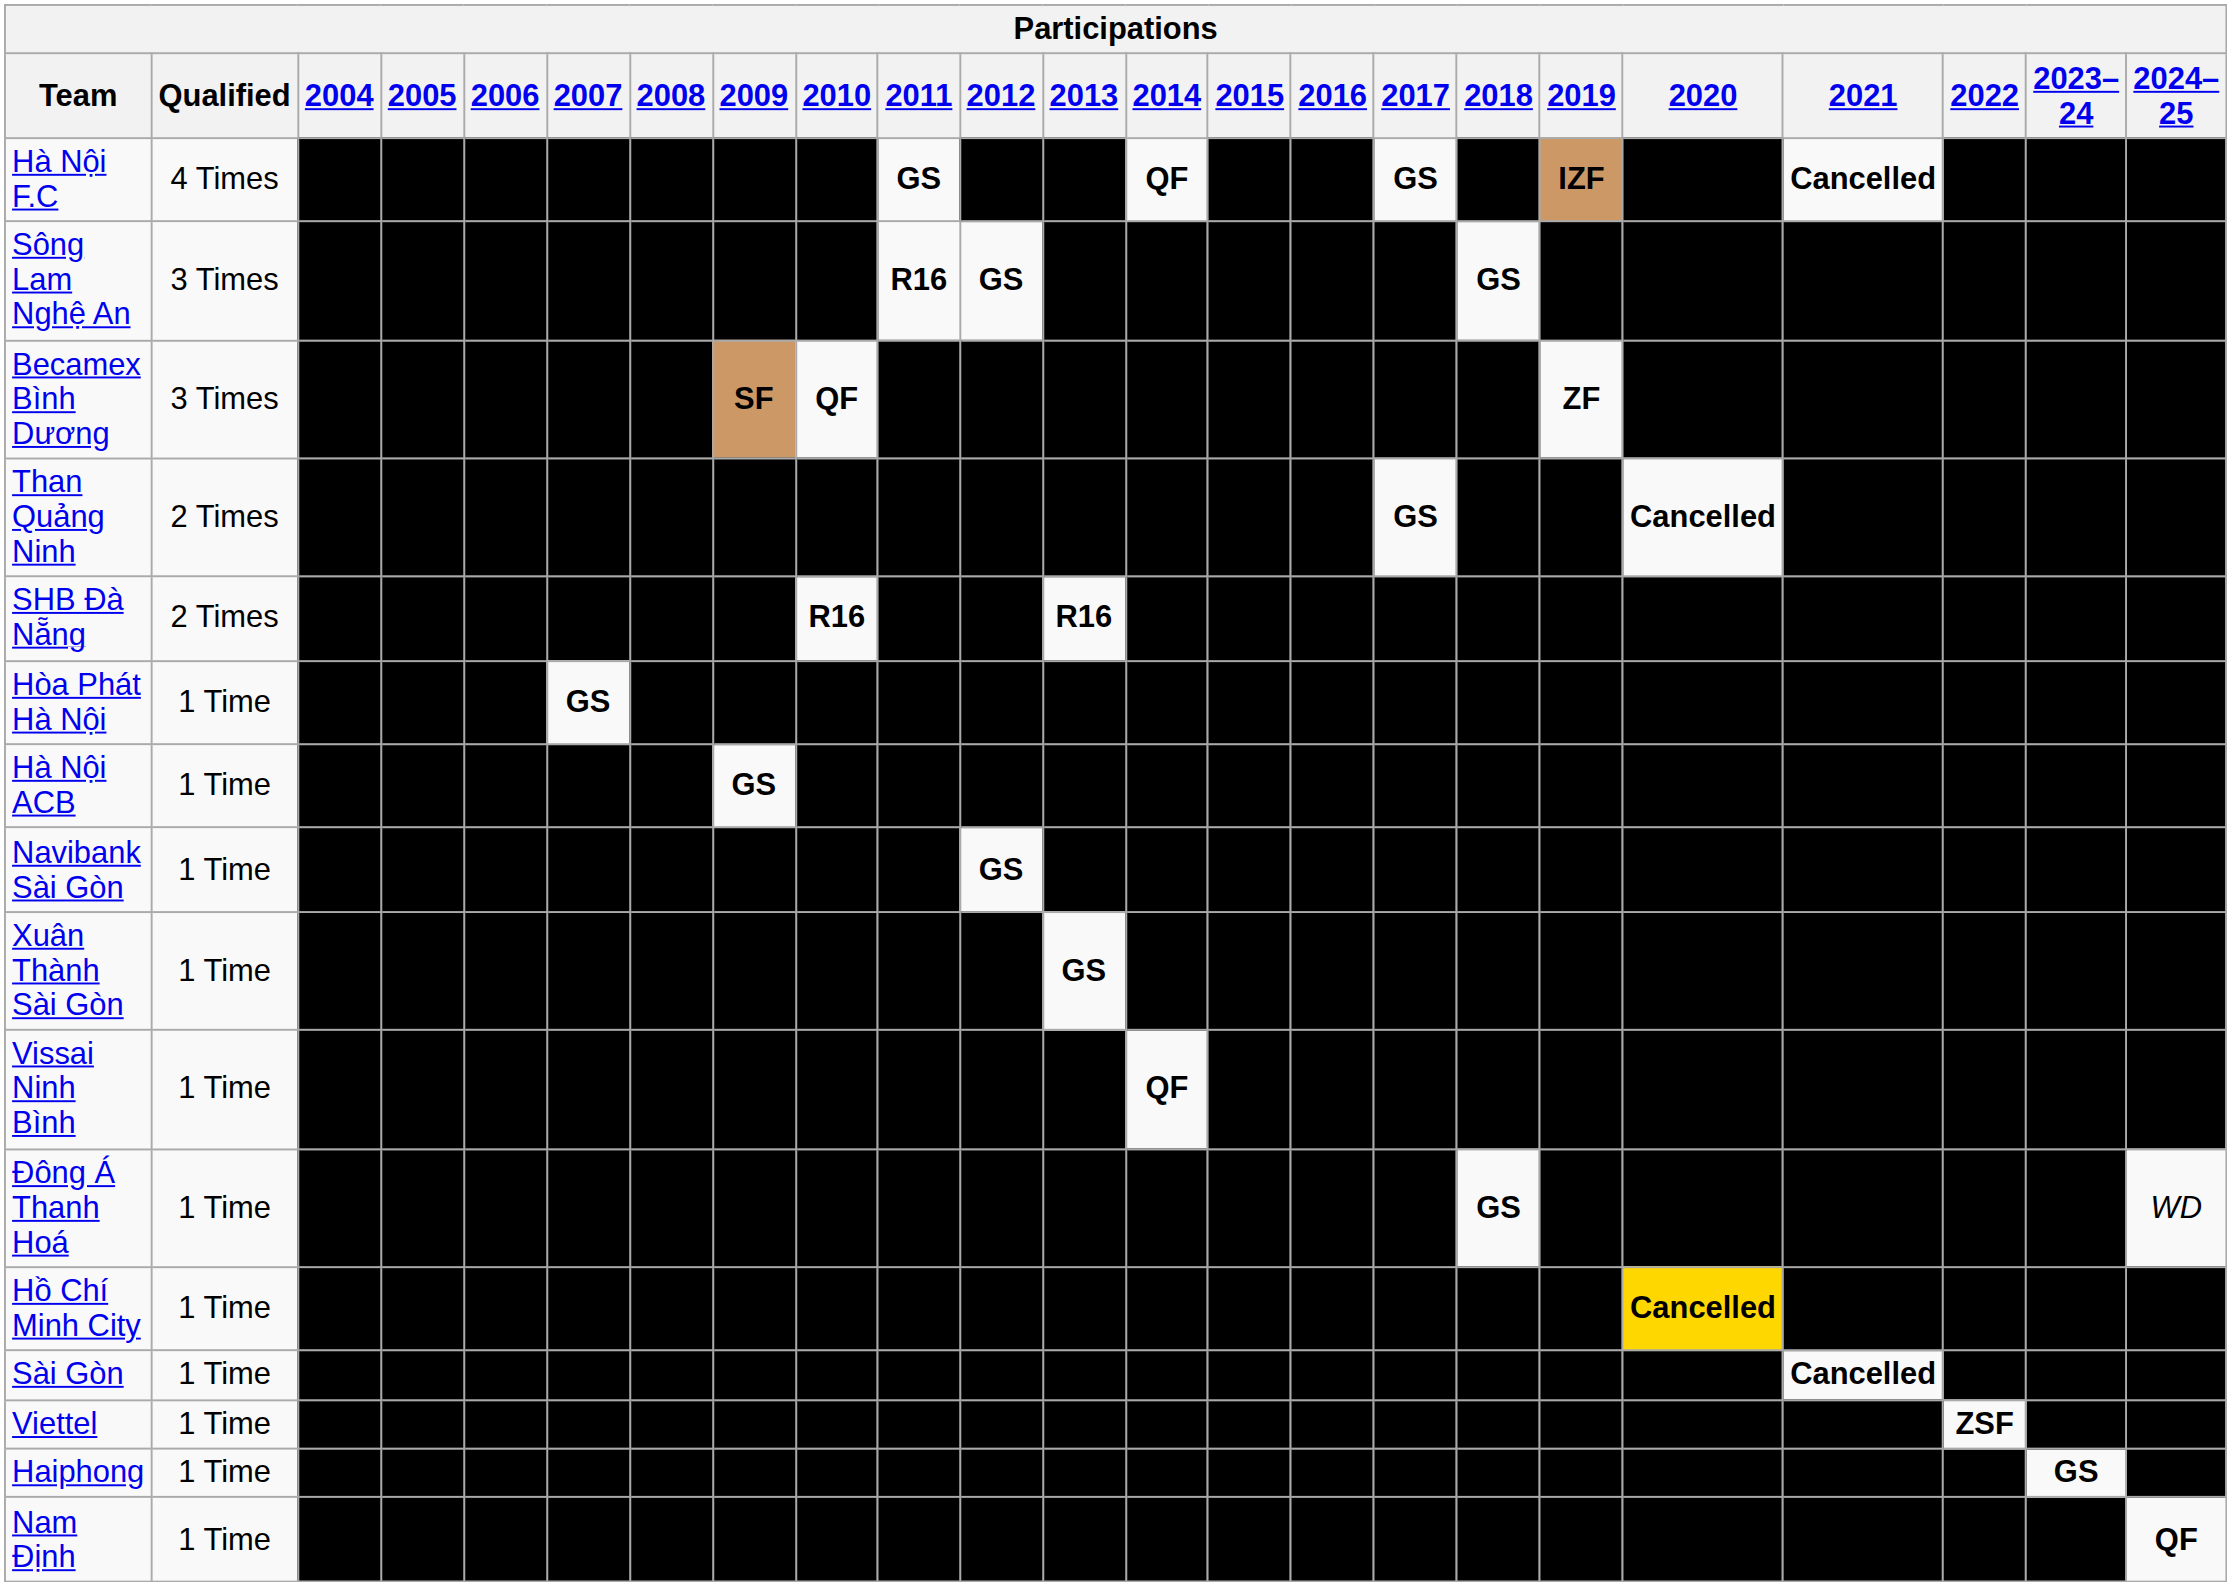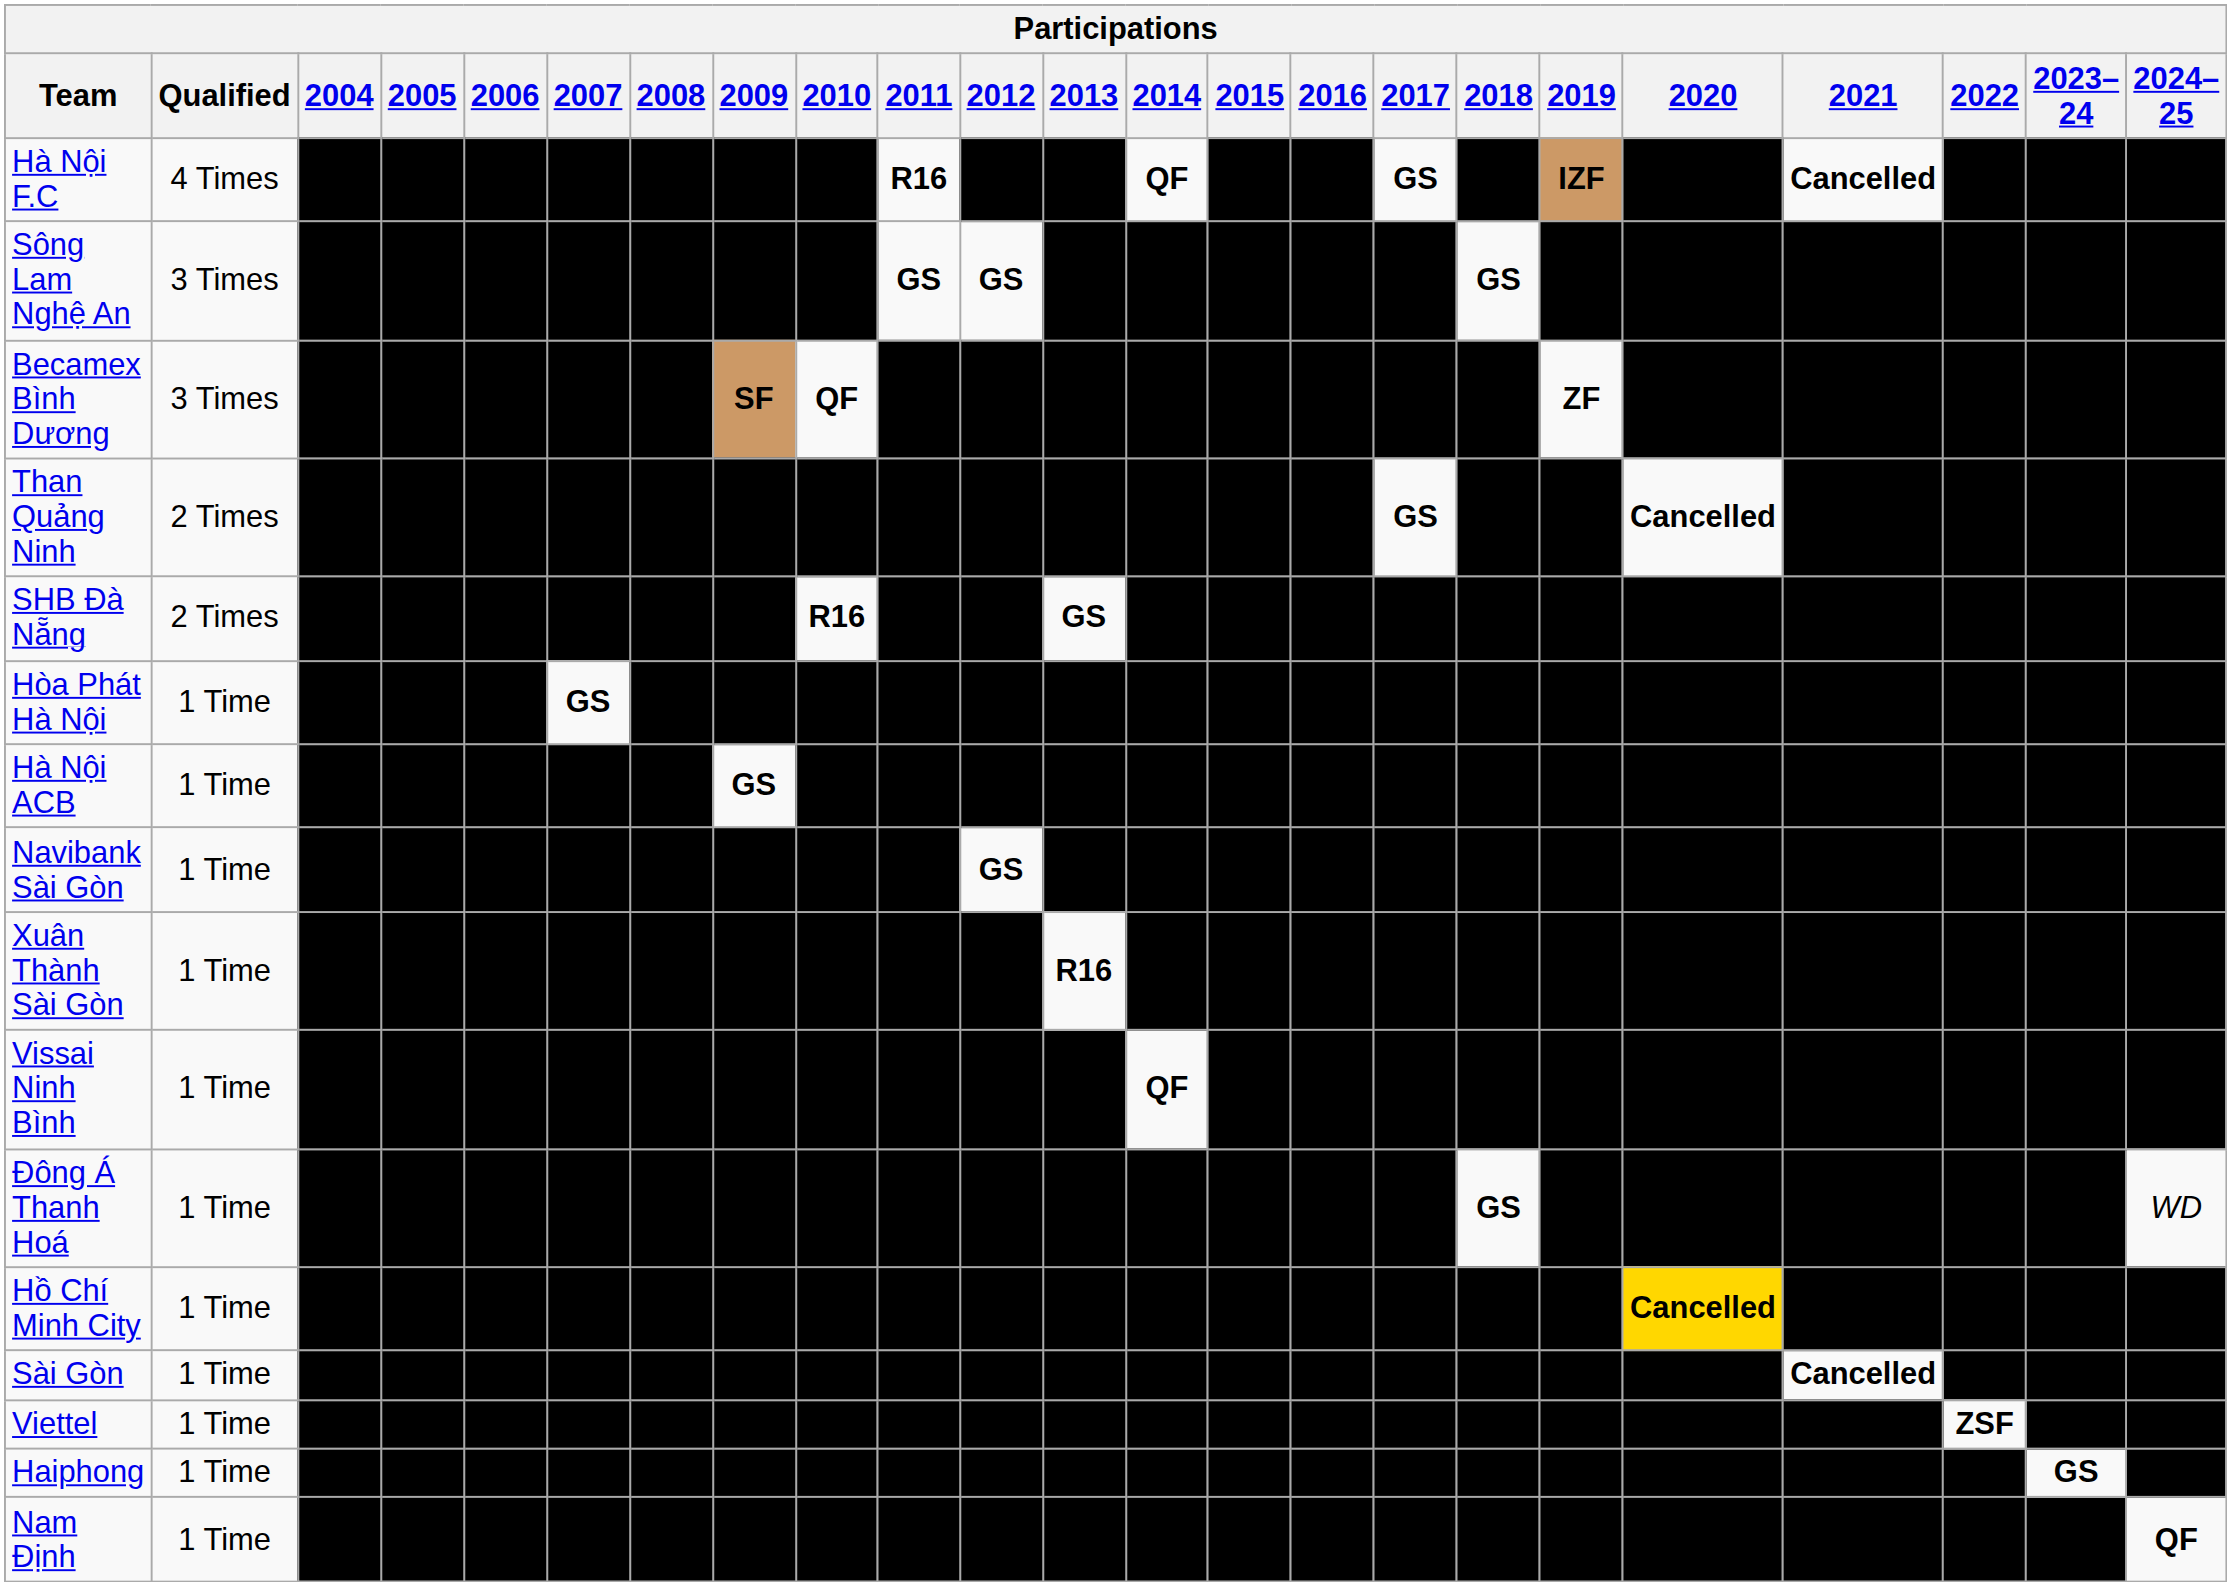(919, 179) GS -> (919, 179) R16
(919, 280) R16 -> (919, 280) GS
(1084, 618) R16 -> (1084, 618) GS
(1084, 970) GS -> (1084, 970) R16
